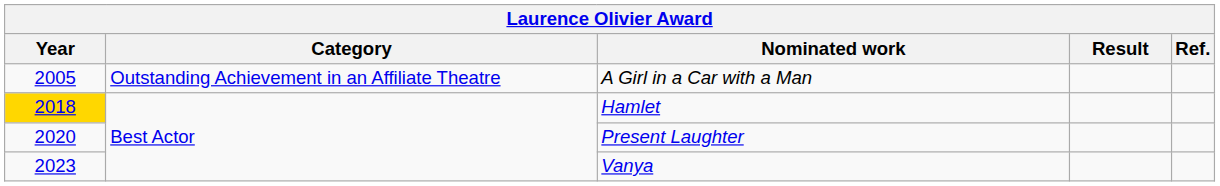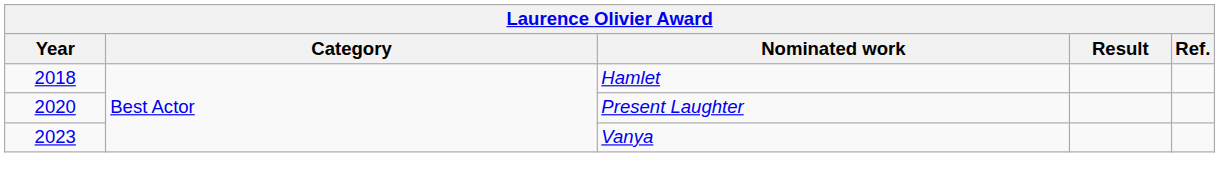- row: (707, 78)
(55, 107) gold background -> (55, 78) no background
